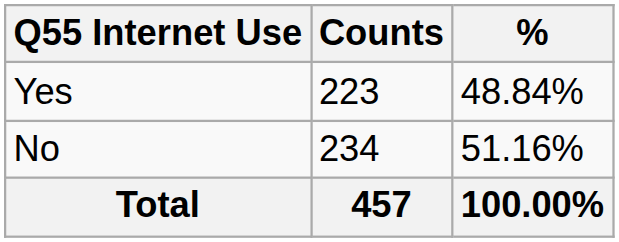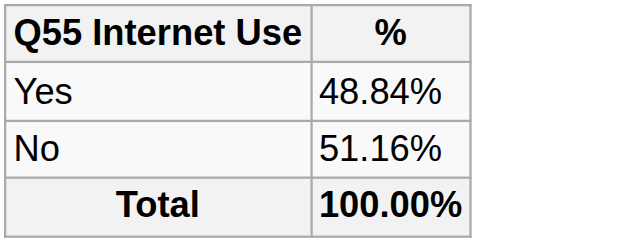- column: (381, 33)
